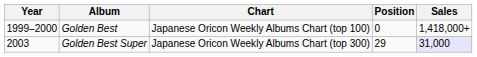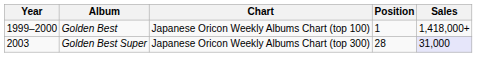(377, 28) 0 -> (377, 28) 1
(380, 44) 29 -> (380, 44) 28
